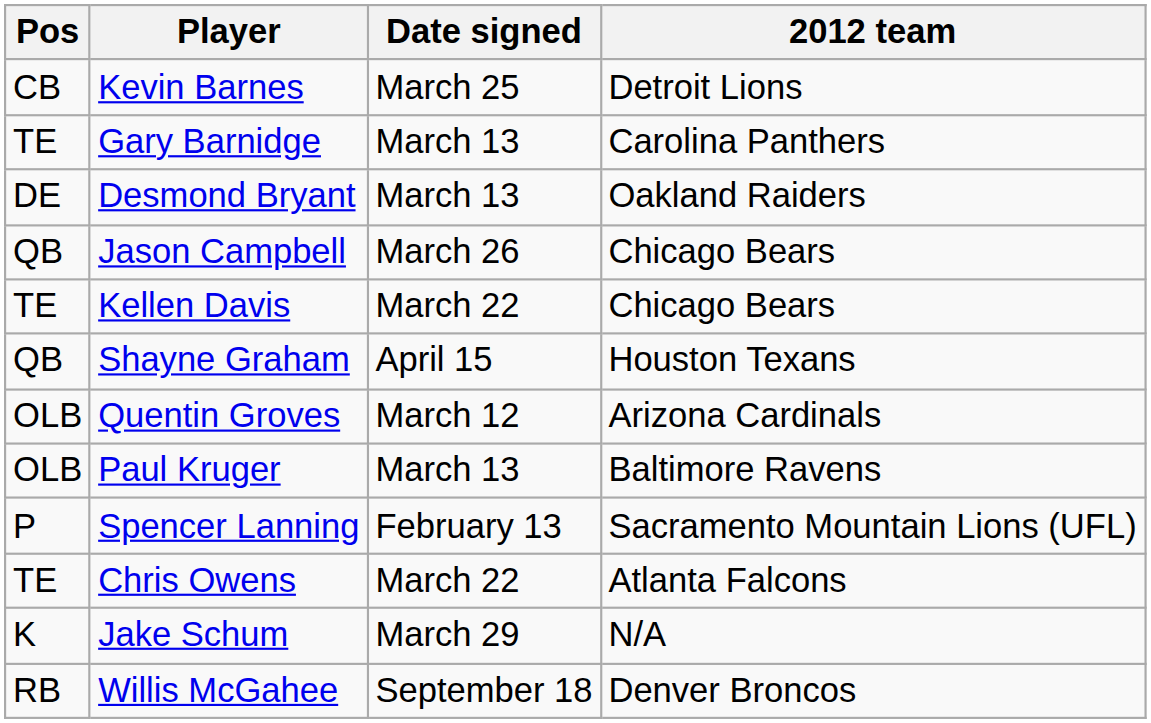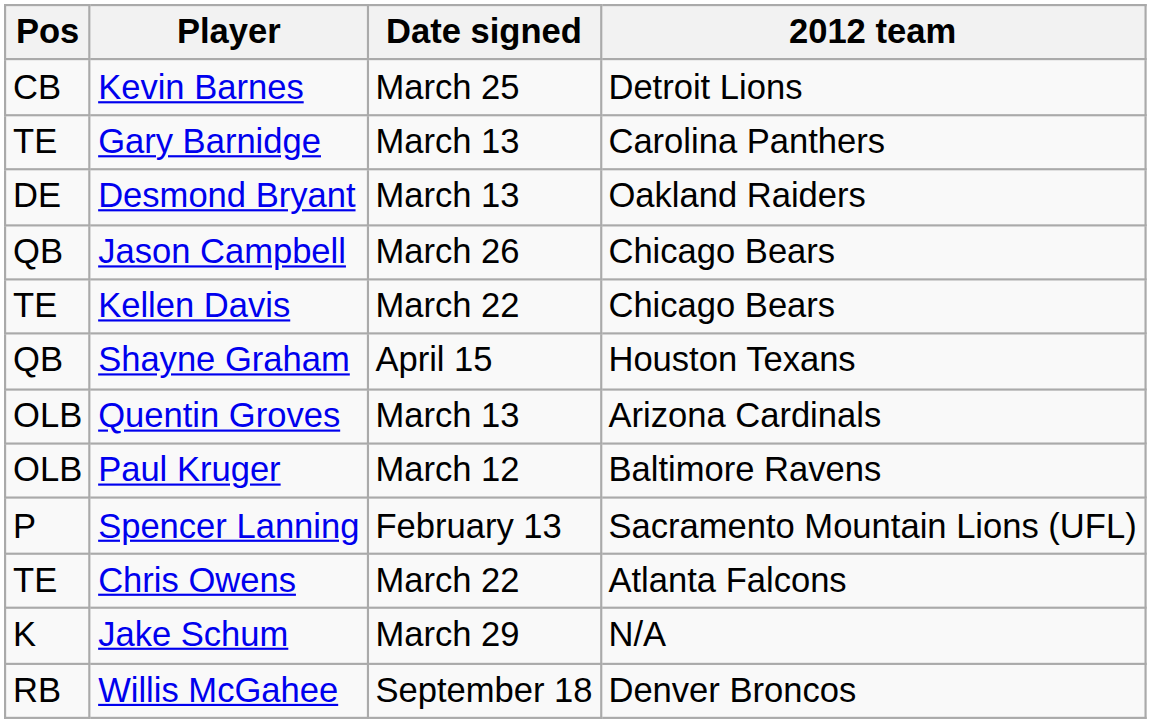(447, 415) March 12 -> (447, 415) March 13
(447, 470) March 13 -> (447, 470) March 12
